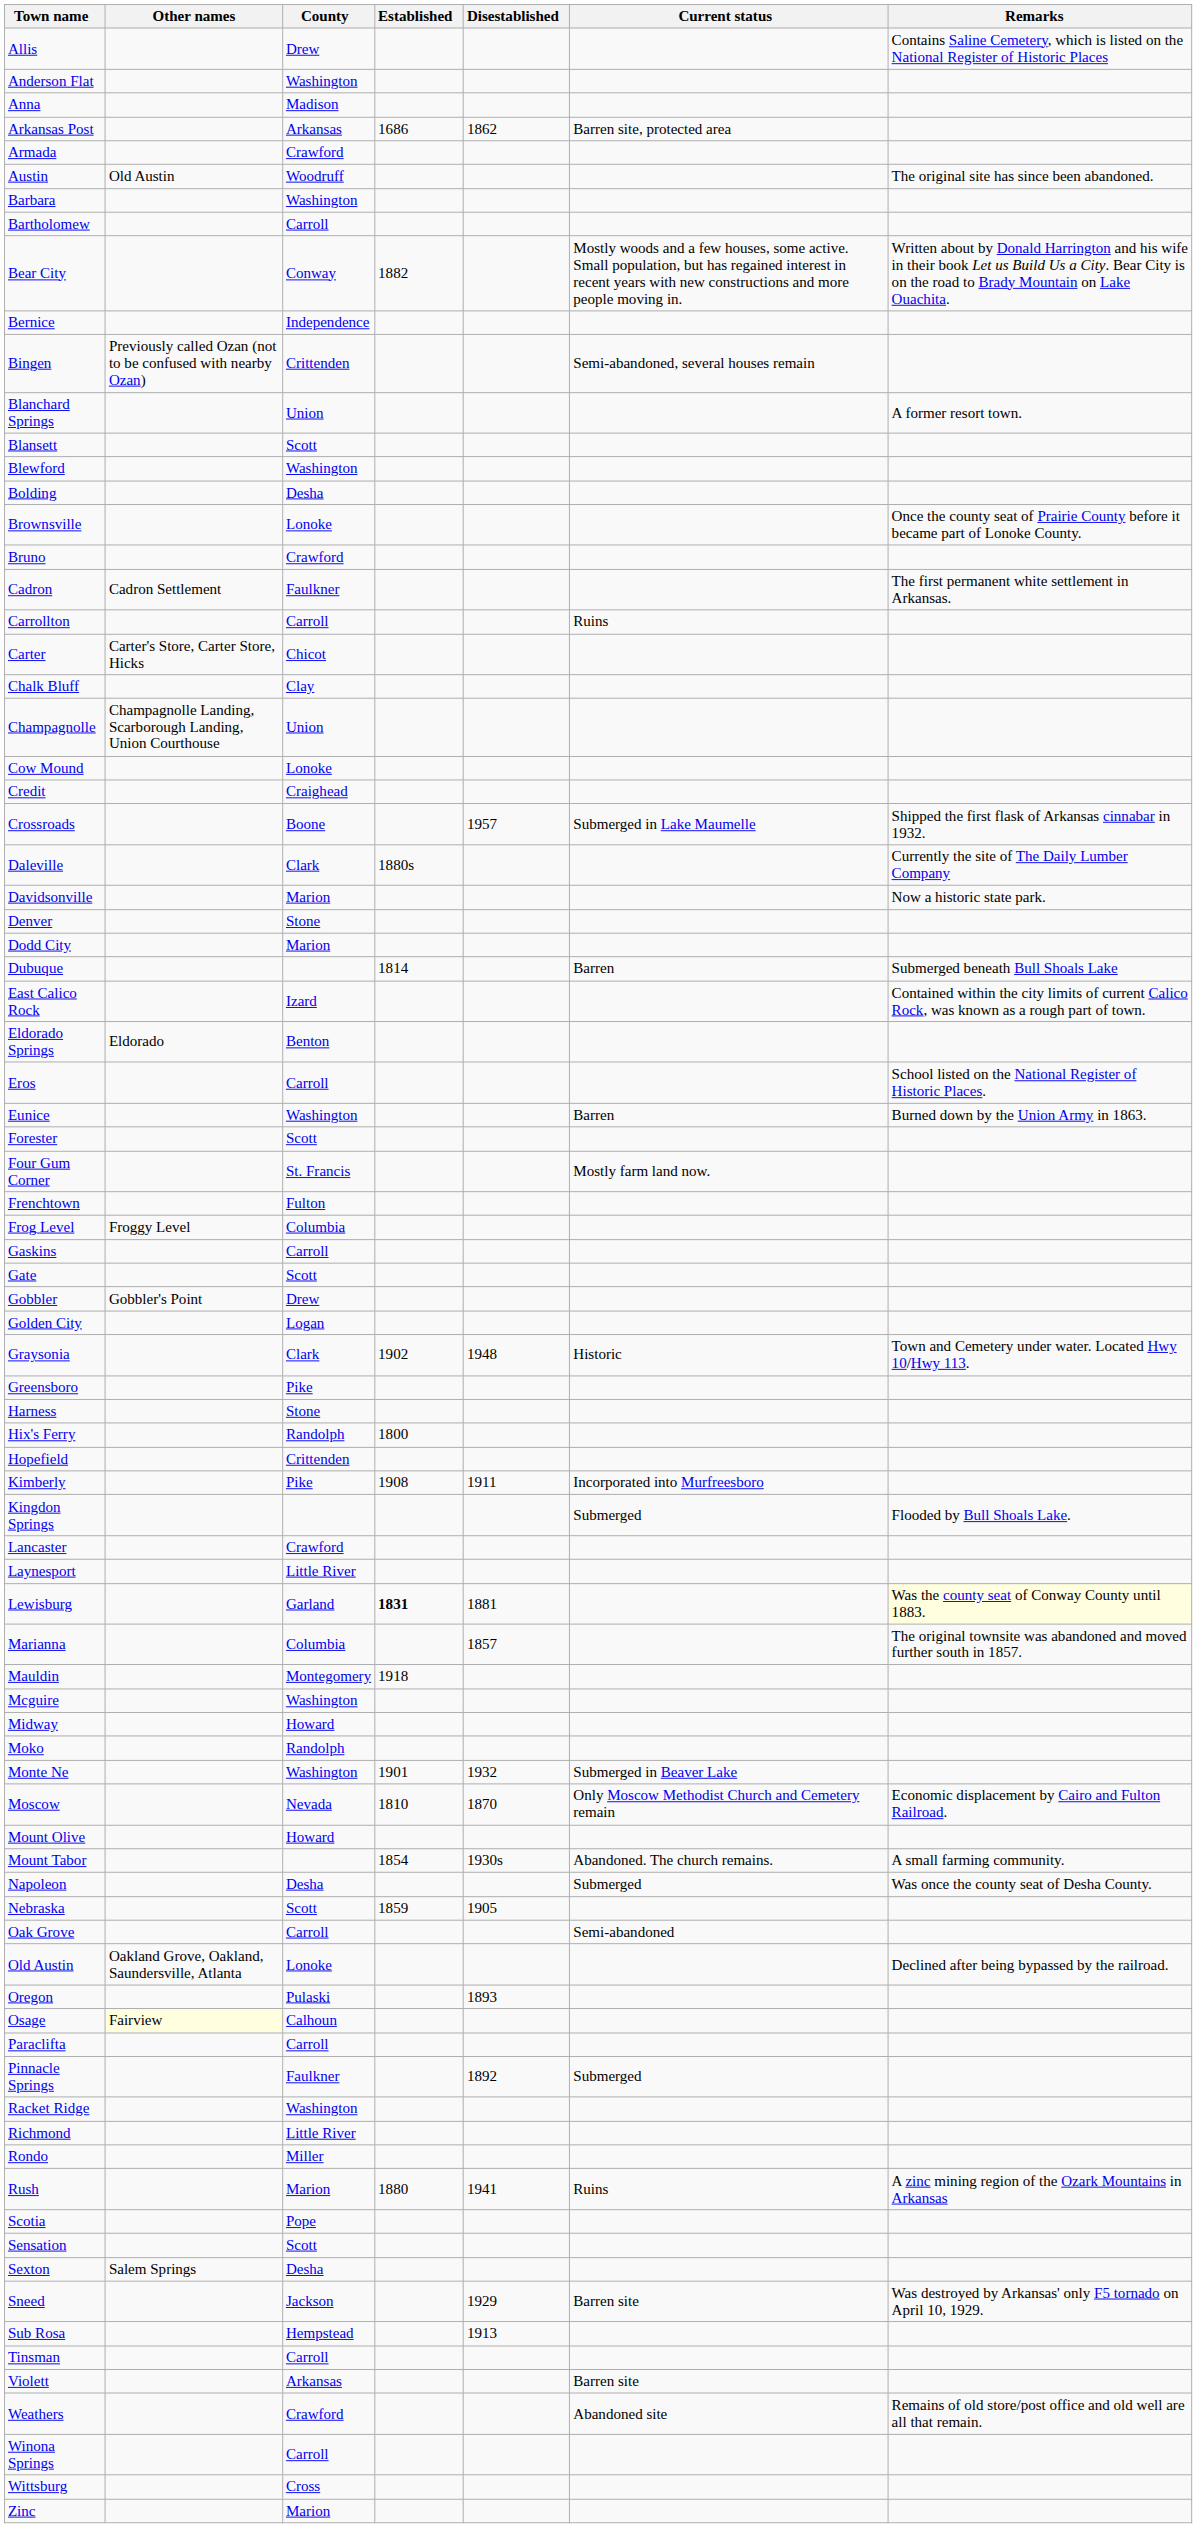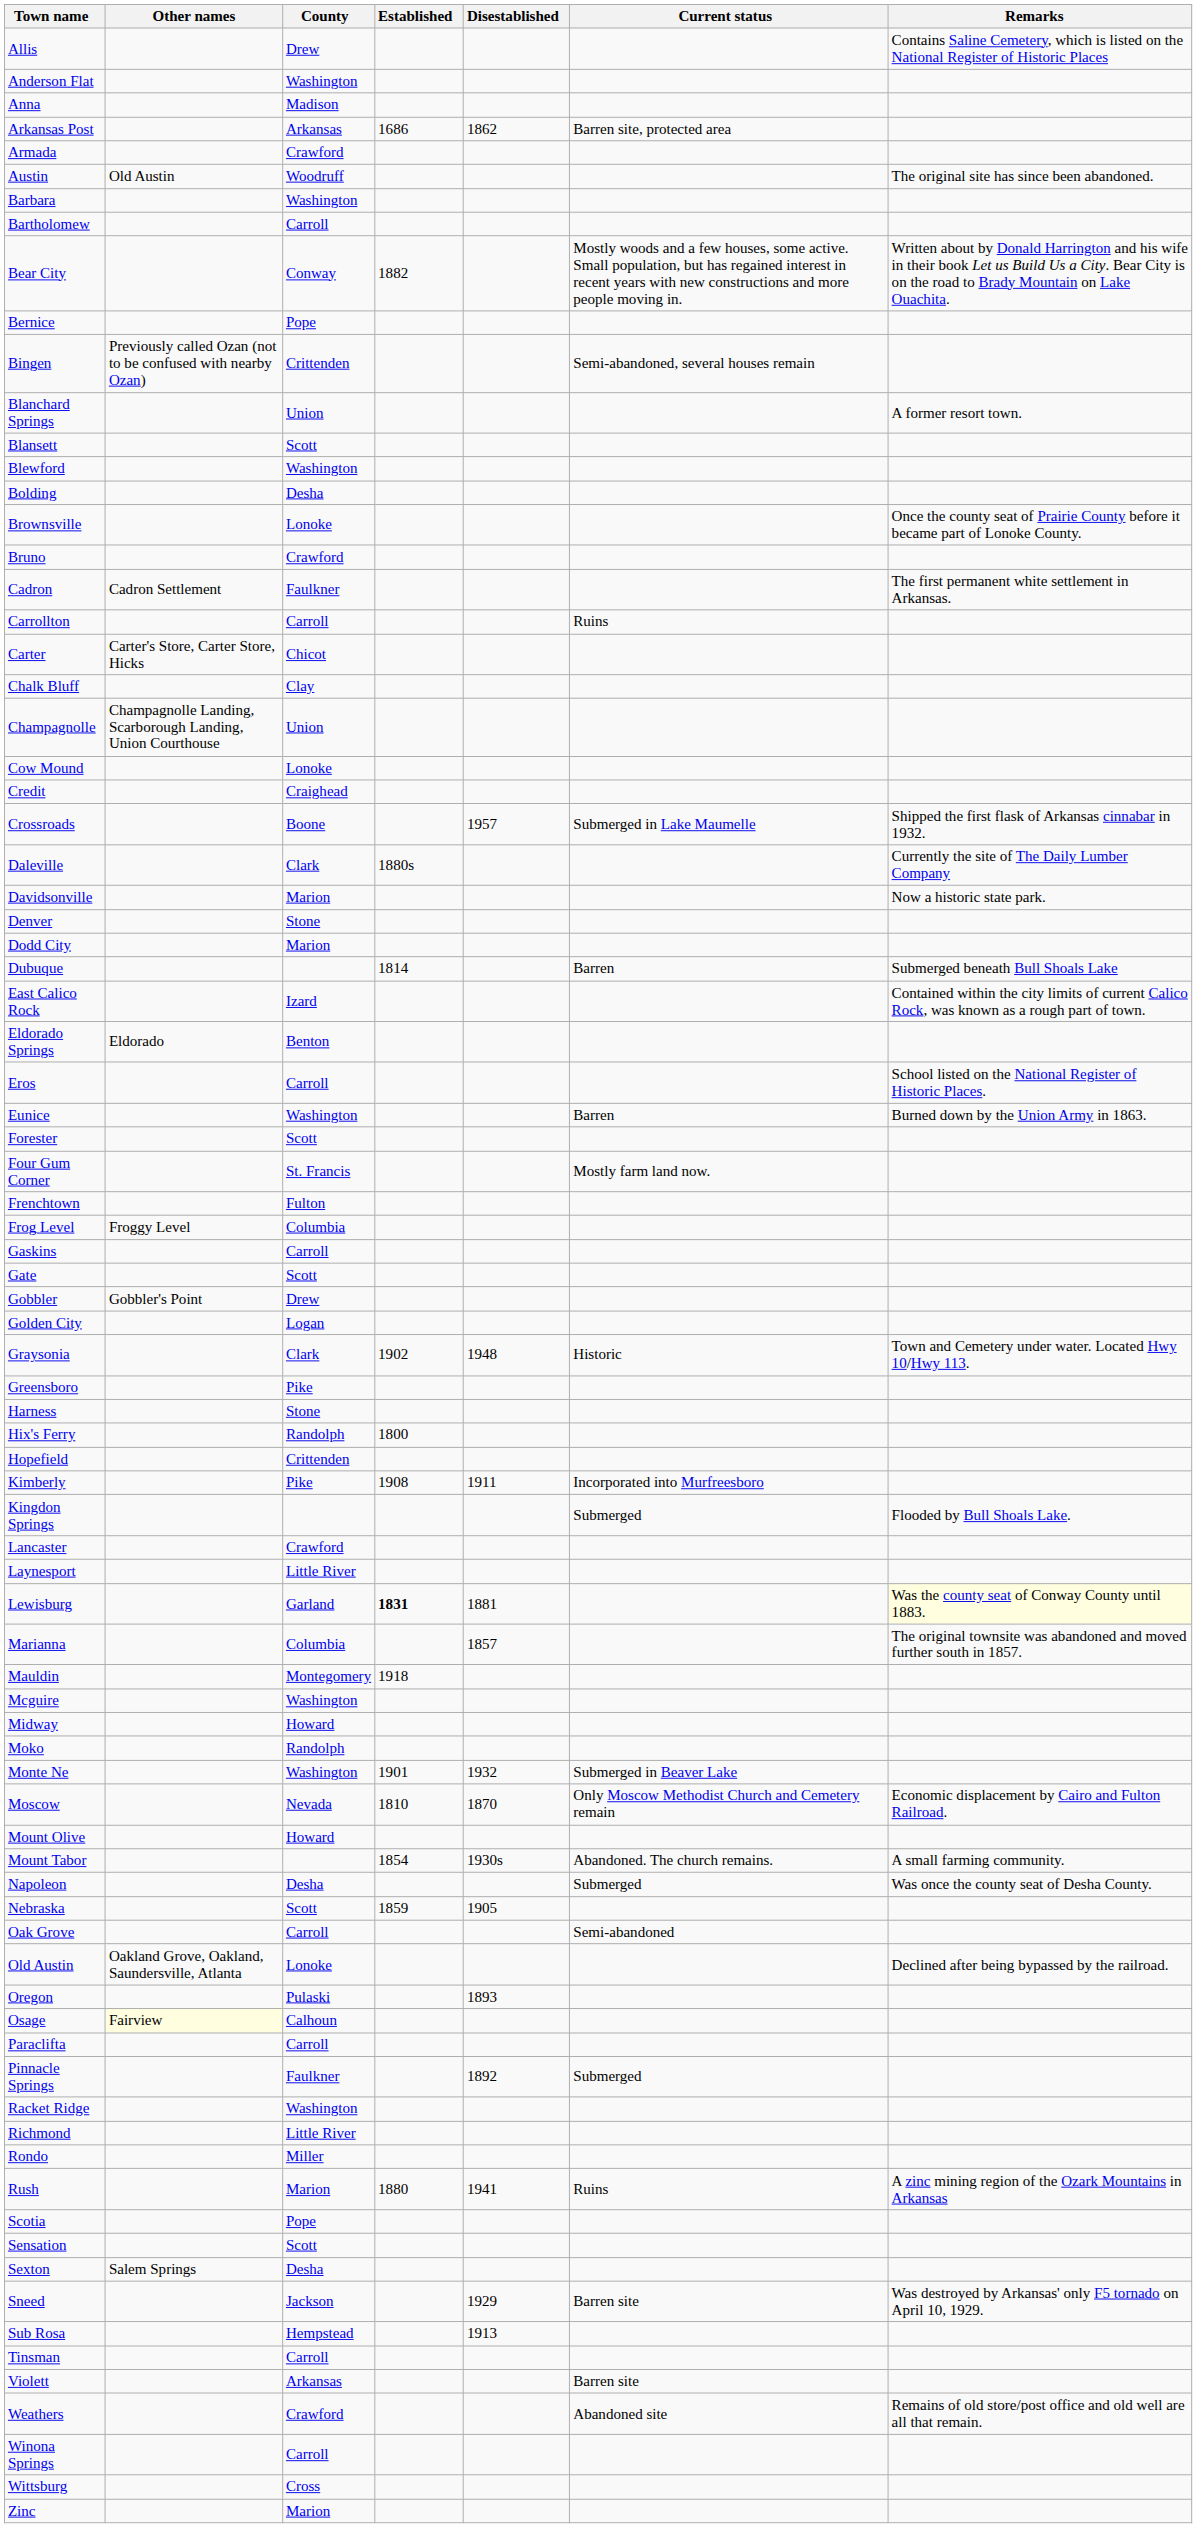(328, 322) Independence -> (301, 322) Pope
